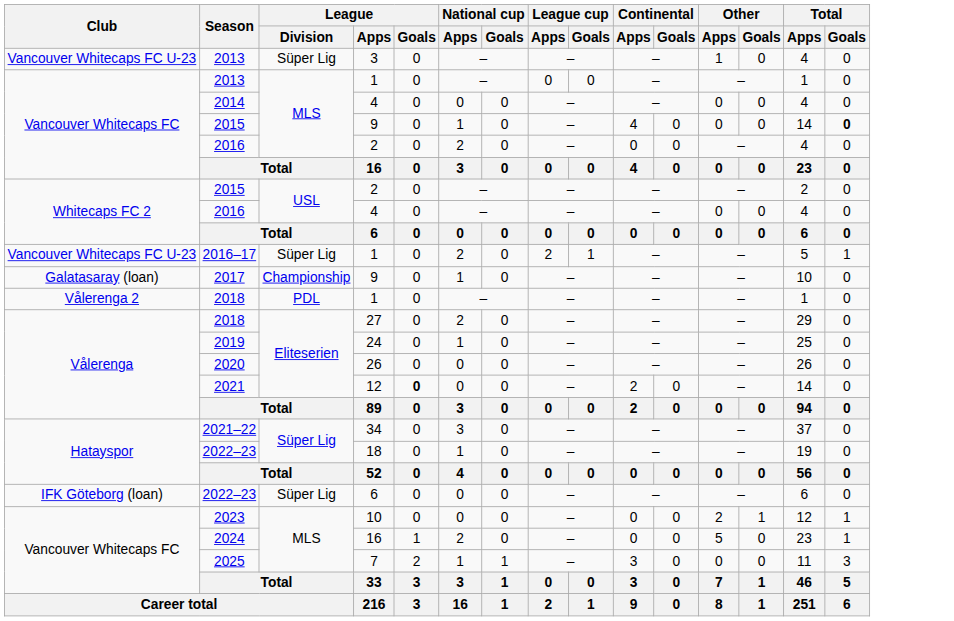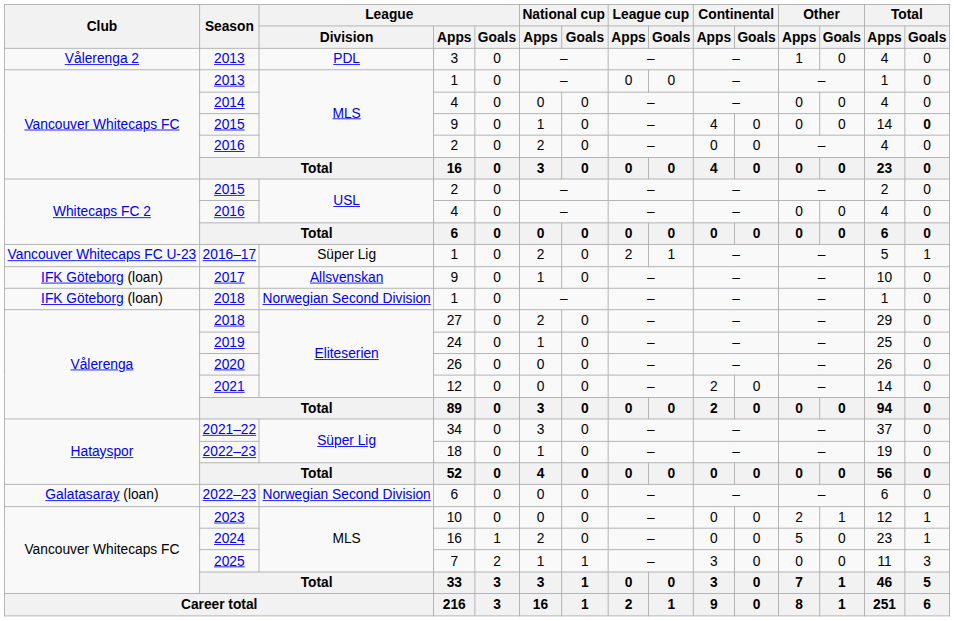(102, 59) Vancouver Whitecaps FC U-23 -> (102, 59) Vålerenga 2
(306, 59) Süper Lig -> (347, 59) PDL
(102, 277) Galatasaray (loan) -> (102, 277) IFK Göteborg (loan)
(306, 277) Championship -> (347, 277) Allsvenskan
(102, 299) Vålerenga 2 -> (102, 299) IFK Göteborg (loan)
(306, 299) PDL -> (347, 299) Norwegian Second Division
(417, 386) bold -> (497, 386) normal
(102, 495) IFK Göteborg (loan) -> (102, 495) Galatasaray (loan)
(306, 495) Süper Lig -> (347, 495) Norwegian Second Division
